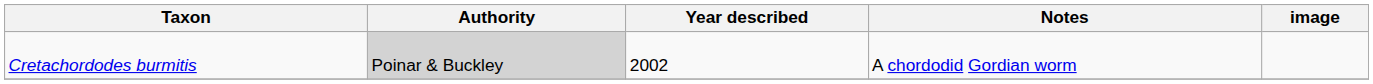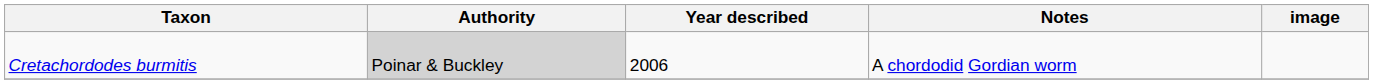(649, 65) 2002 -> (649, 65) 2006
